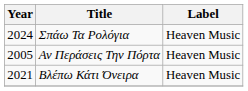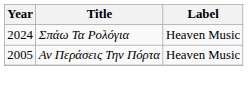- row: (89, 75)
